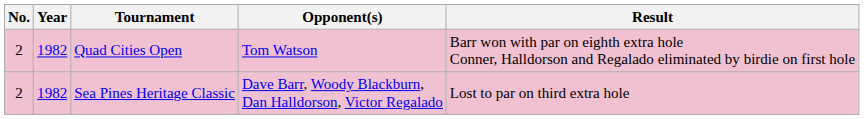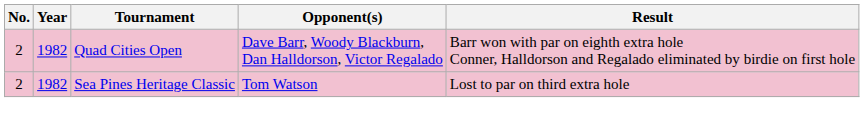(280, 50) Tom Watson -> (342, 50) Dave Barr, Woody Blackburn, Dan Halldorson, Victor Regalado
(342, 93) Dave Barr, Woody Blackburn, Dan Halldorson, Victor Regalado -> (280, 84) Tom Watson
